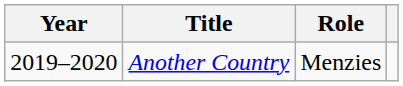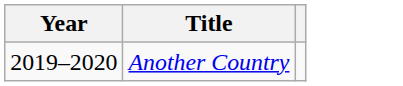- column: (341, 23)
